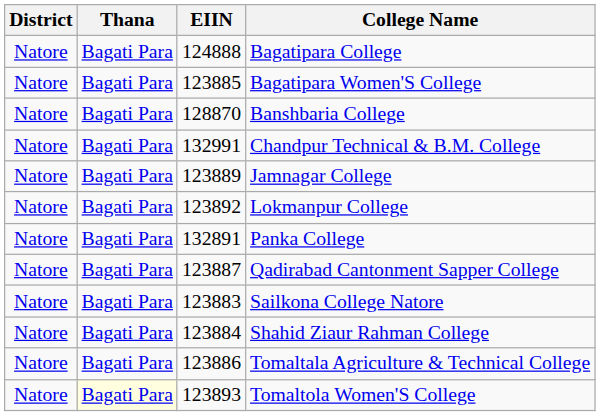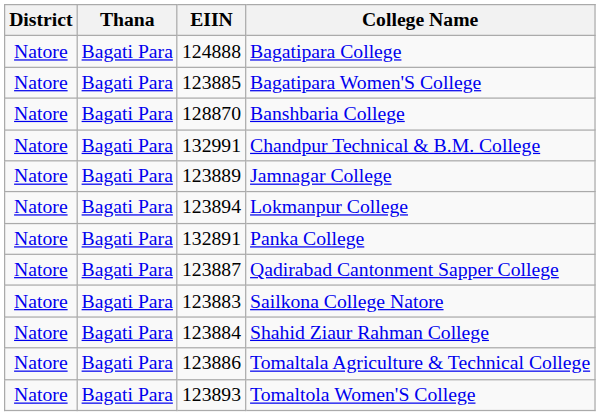(211, 207) 123892 -> (211, 207) 123894
(127, 394) lightyellow background -> (127, 394) no background
